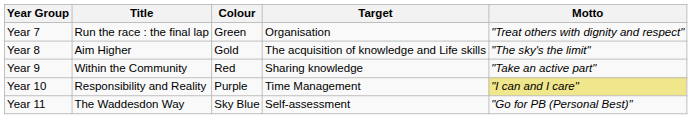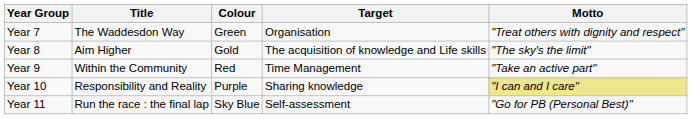(142, 31) Run the race : the final lap -> (129, 31) The Waddesdon Way
(314, 68) Sharing knowledge -> (313, 68) Time Management
(313, 86) Time Management -> (314, 86) Sharing knowledge
(129, 104) The Waddesdon Way -> (142, 104) Run the race : the final lap
